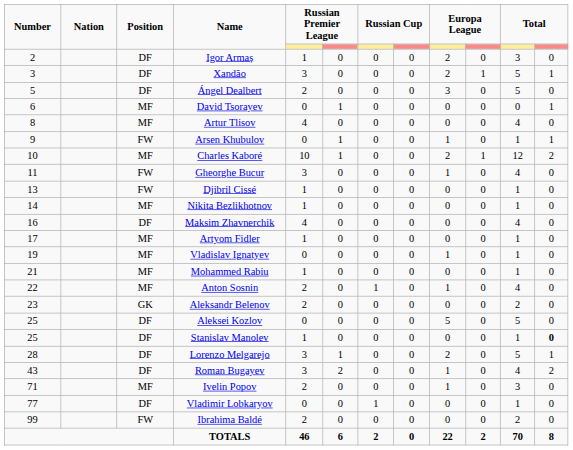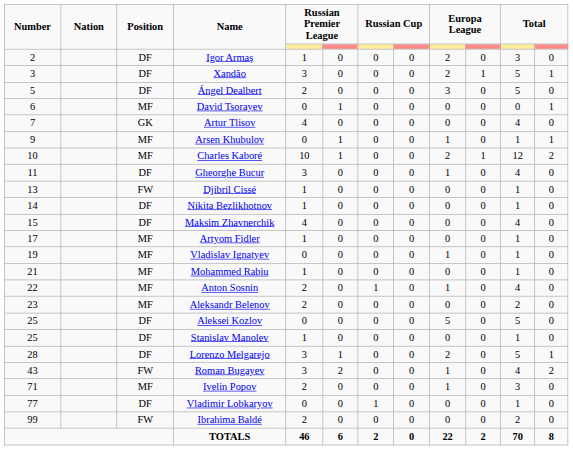(32, 123) 8 -> (32, 123) 7
(145, 123) MF -> (145, 123) GK
(145, 139) FW -> (145, 139) MF
(145, 172) FW -> (145, 172) DF
(145, 205) MF -> (145, 205) DF
(32, 222) 16 -> (32, 222) 15
(145, 304) GK -> (145, 304) MF
(551, 337) bold -> (551, 337) normal
(145, 370) DF -> (145, 370) FW
